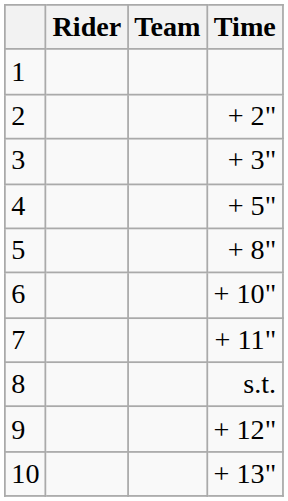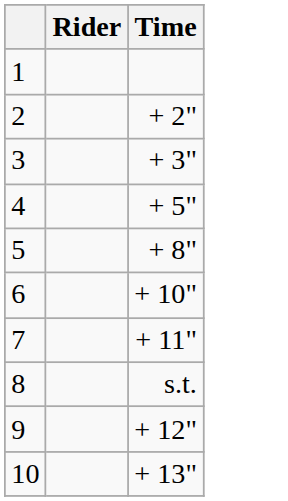- column: (167, 26)
